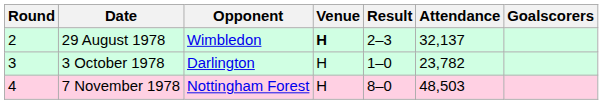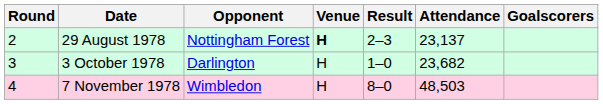(224, 39) Wimbledon -> (248, 39) Nottingham Forest
(442, 39) 32,137 -> (442, 39) 23,137
(442, 63) 23,782 -> (442, 63) 23,682
(248, 87) Nottingham Forest -> (224, 87) Wimbledon
